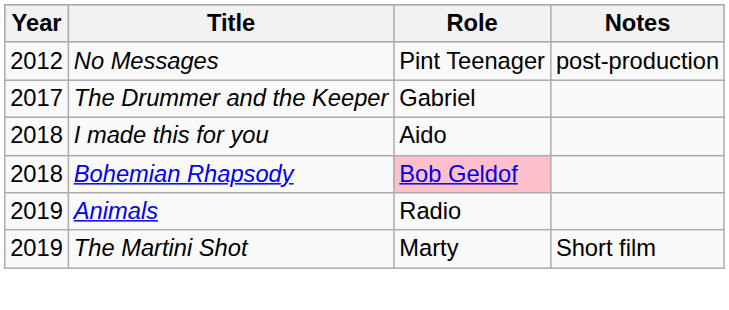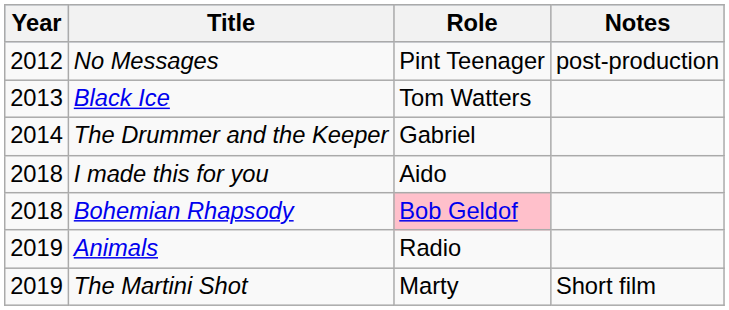+ row: (122, 98)
(37, 98) 2017 -> (37, 135) 2014
